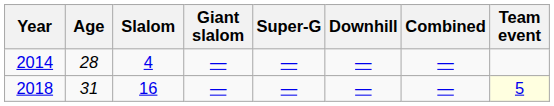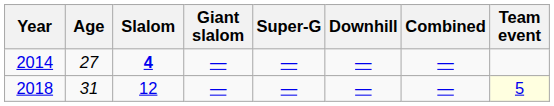(89, 62) 28 -> (89, 62) 27
(148, 62) normal -> (148, 62) bold
(148, 88) 16 -> (148, 88) 12
